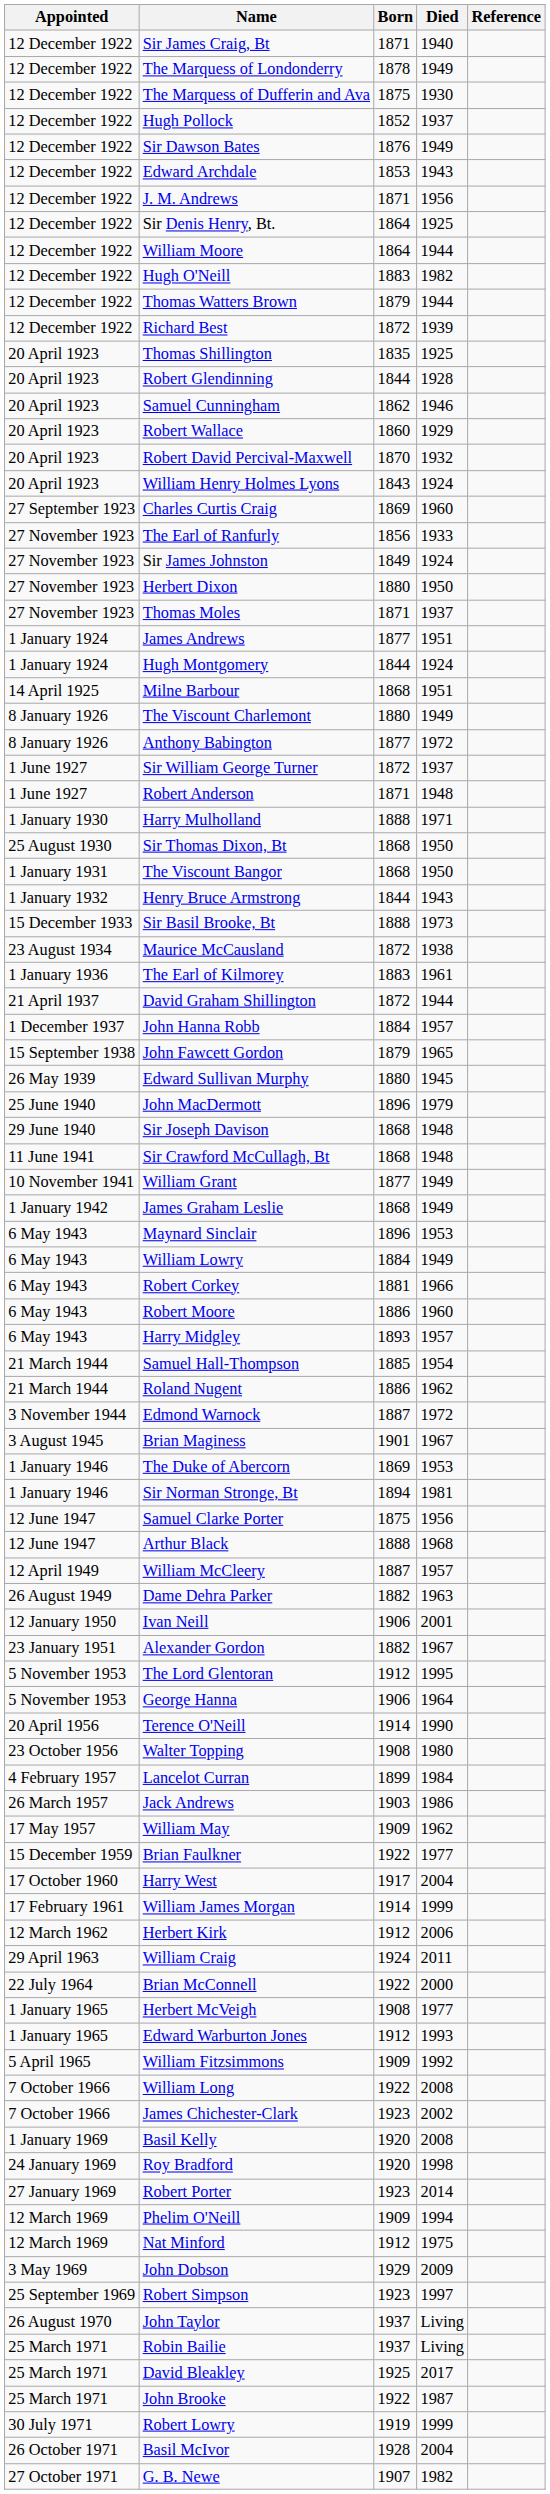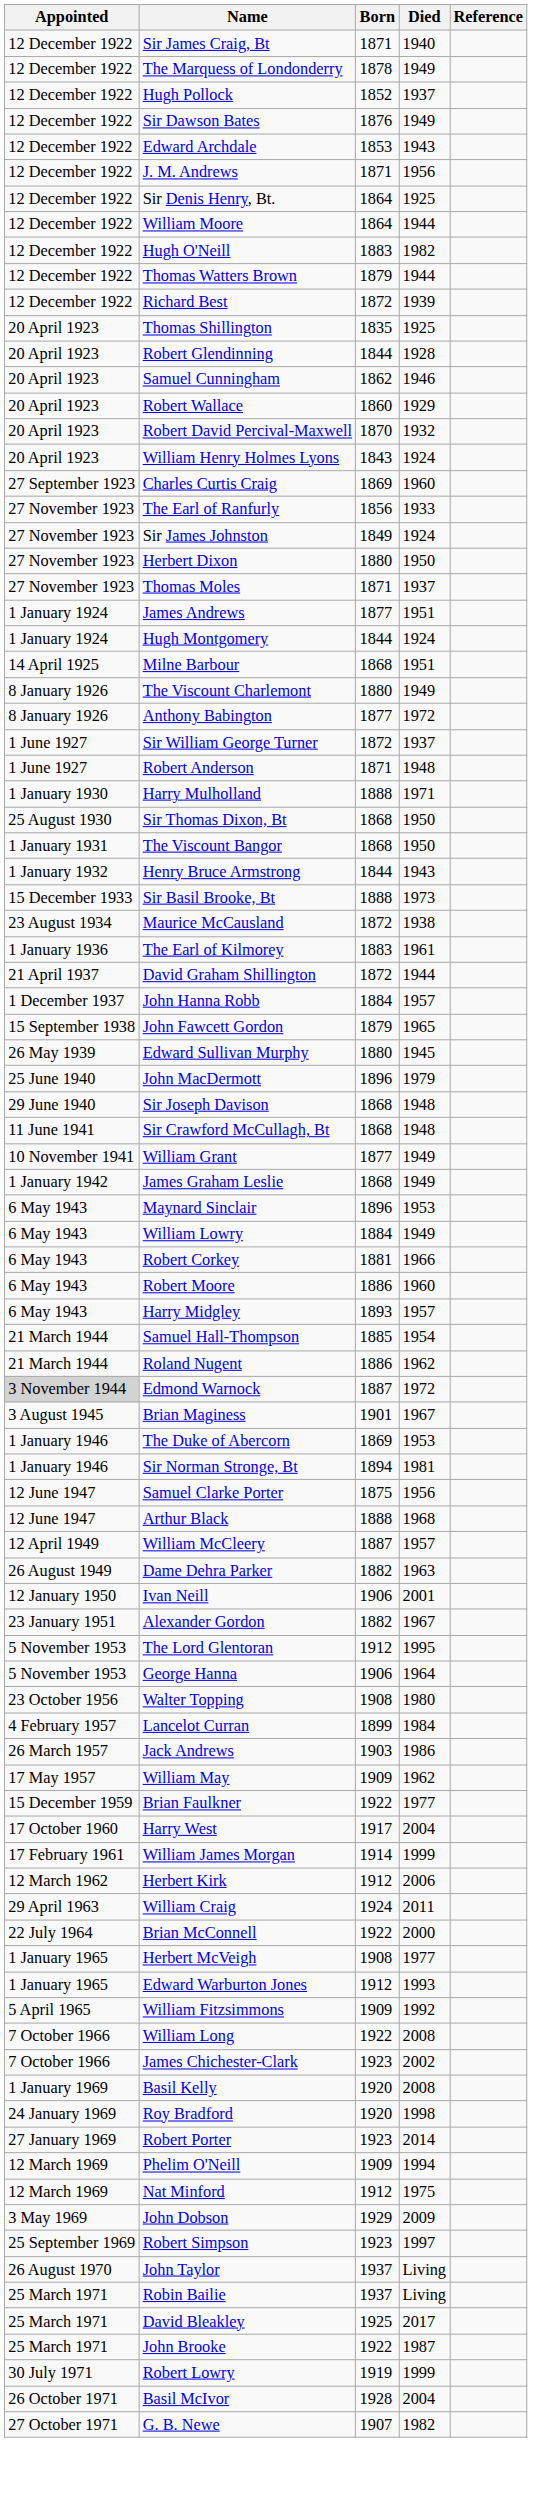- row: (256, 95)
(67, 1415) no background -> (67, 1389) lightgrey background
- row: (194, 1725)
